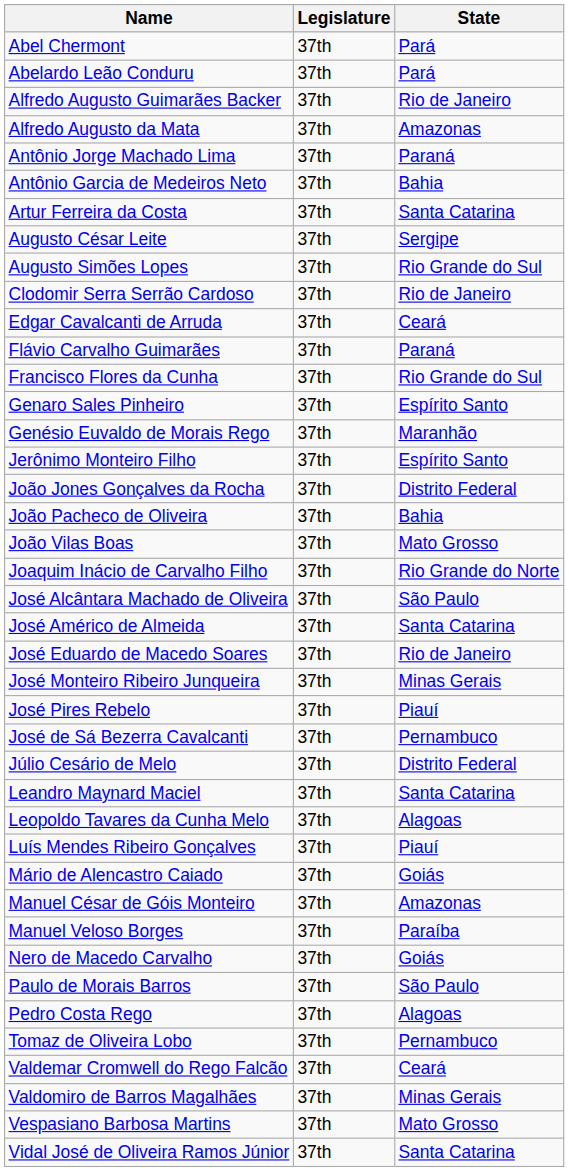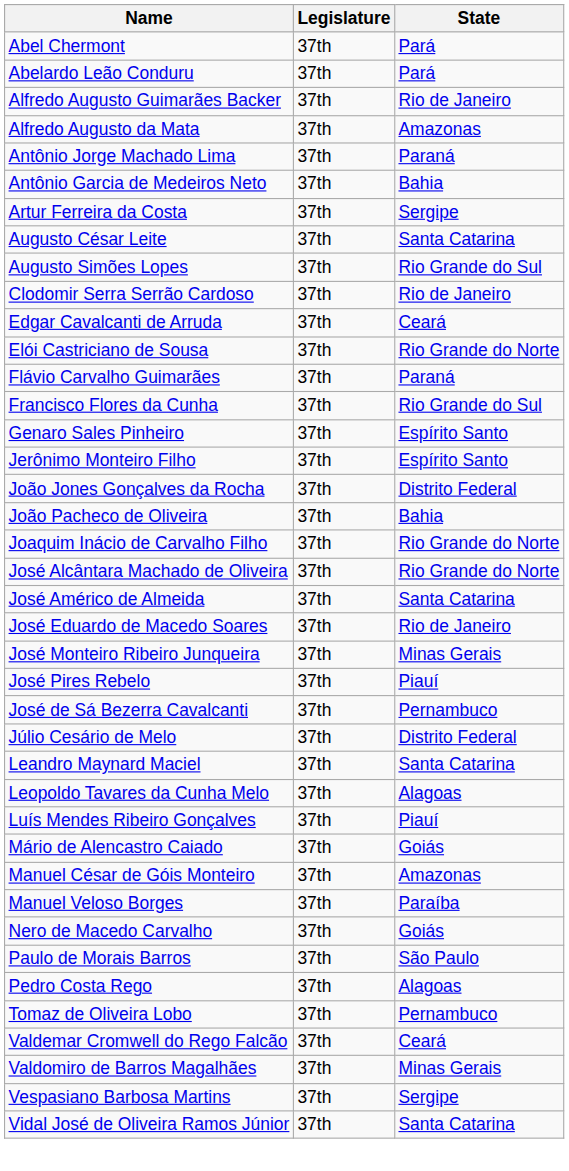(457, 211) Santa Catarina -> (429, 211) Sergipe
(429, 239) Sergipe -> (457, 239) Santa Catarina
+ row: (108, 350)
- row: (139, 433)
- row: (71, 543)
(439, 599) São Paulo -> (479, 571) Rio Grande do Norte
(448, 1124) Mato Grosso -> (429, 1097) Sergipe
